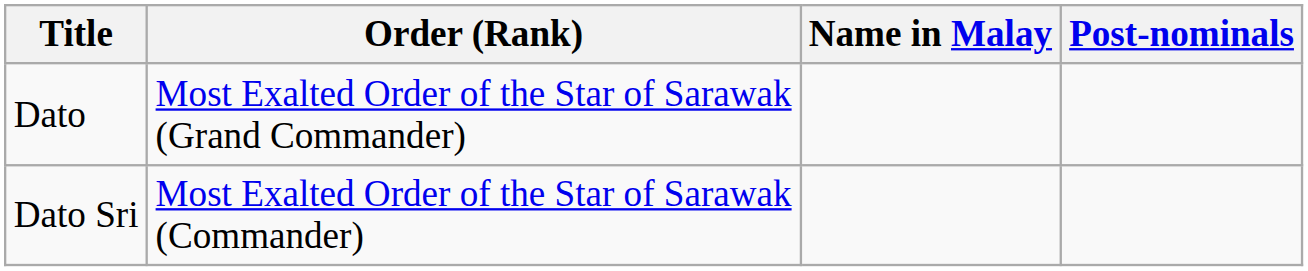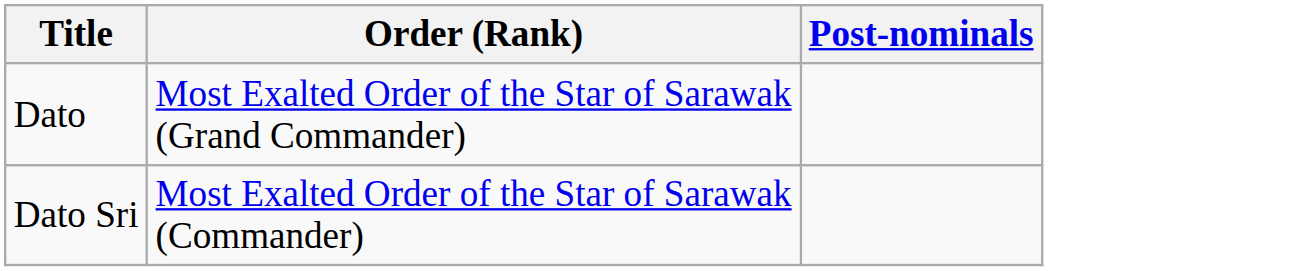- column: (930, 33)
